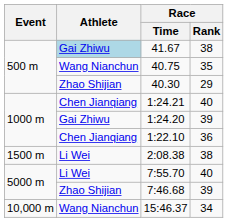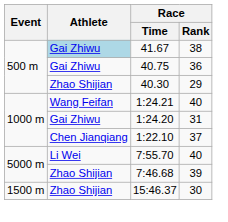(99, 67) Wang Nianchun -> (75, 67) Gai Zhiwu
(207, 67) 35 -> (196, 67) 36
(98, 102) Chen Jianqiang -> (81, 102) Wang Feifan
(207, 120) 39 -> (196, 120) 31
(207, 138) 36 -> (196, 138) 37
- row: (166, 156)
(30, 209) 10,000 m -> (26, 191) 1500 m
(99, 209) Wang Nianchun -> (81, 191) Zhao Shijian
(207, 209) 34 -> (196, 191) 30
